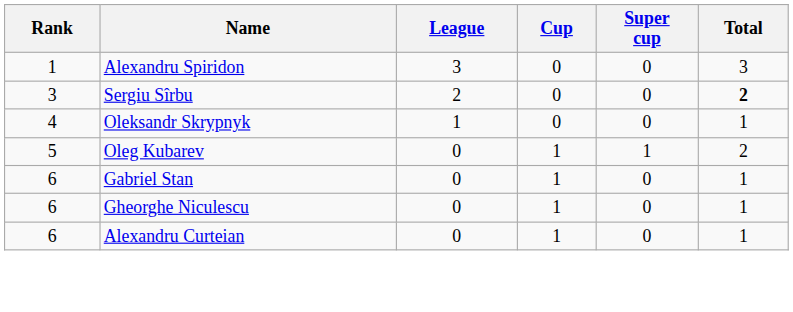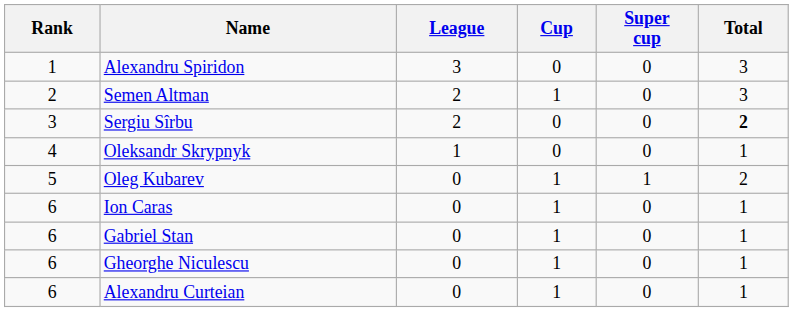+ row: (156, 94)
+ row: (138, 207)
